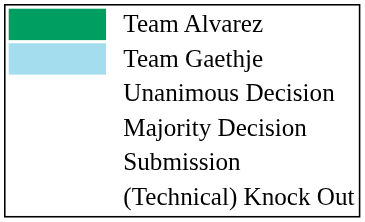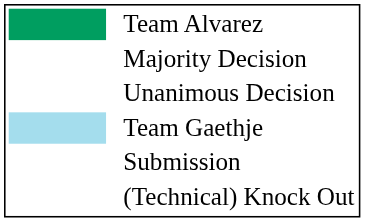rows swapped: (193, 58) <-> (215, 127)
